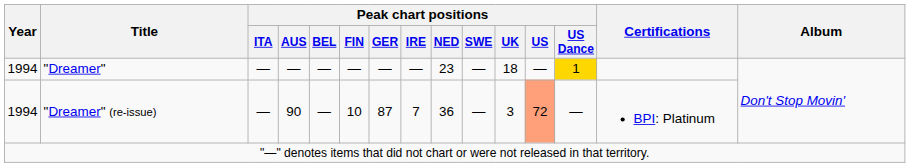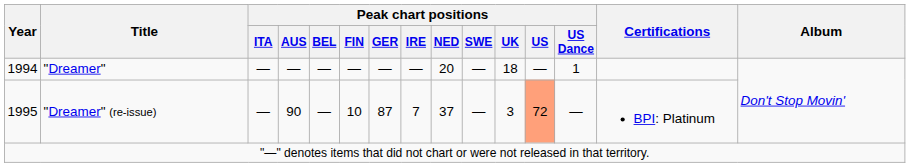(446, 69) 23 -> (446, 69) 20
(576, 69) gold background -> (576, 69) no background
(22, 111) 1994 -> (22, 111) 1995
(446, 111) 36 -> (446, 111) 37
